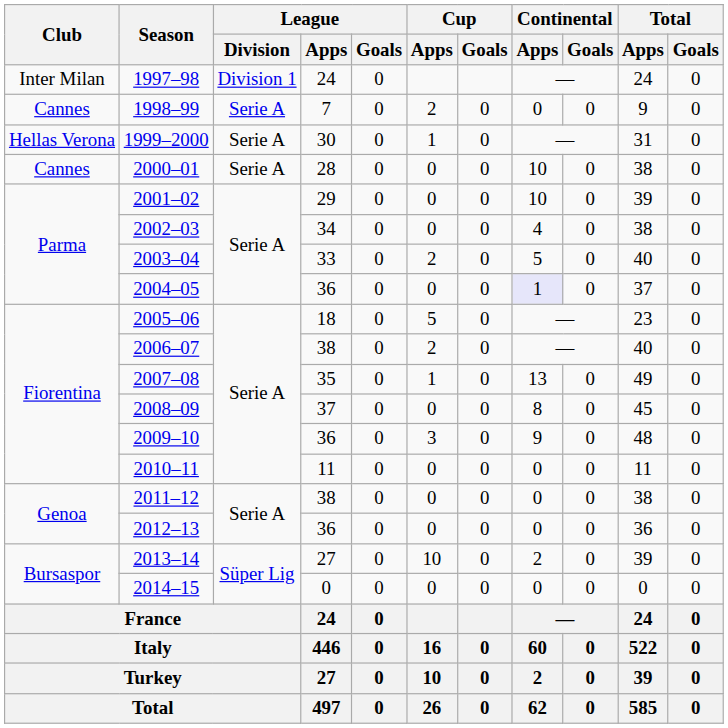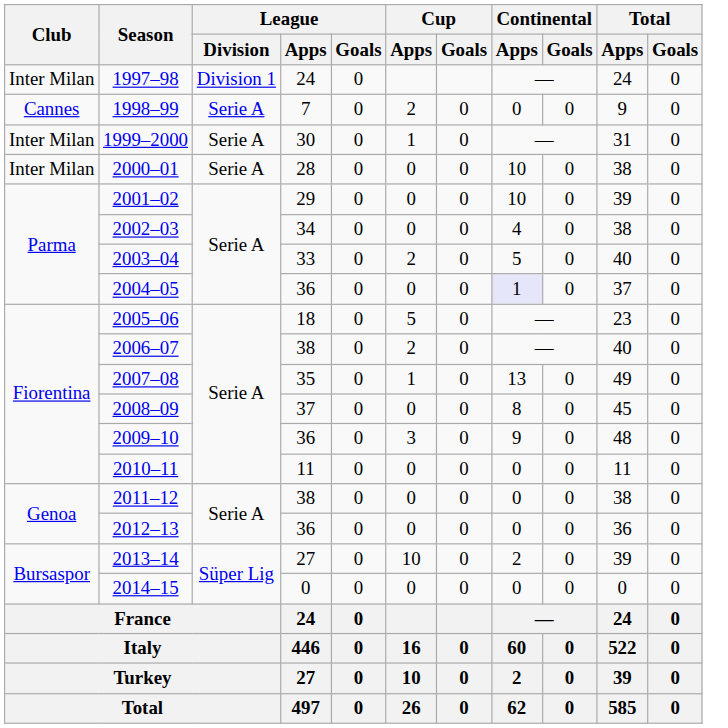(62, 139) Hellas Verona -> (52, 139) Inter Milan
(62, 169) Cannes -> (52, 169) Inter Milan
